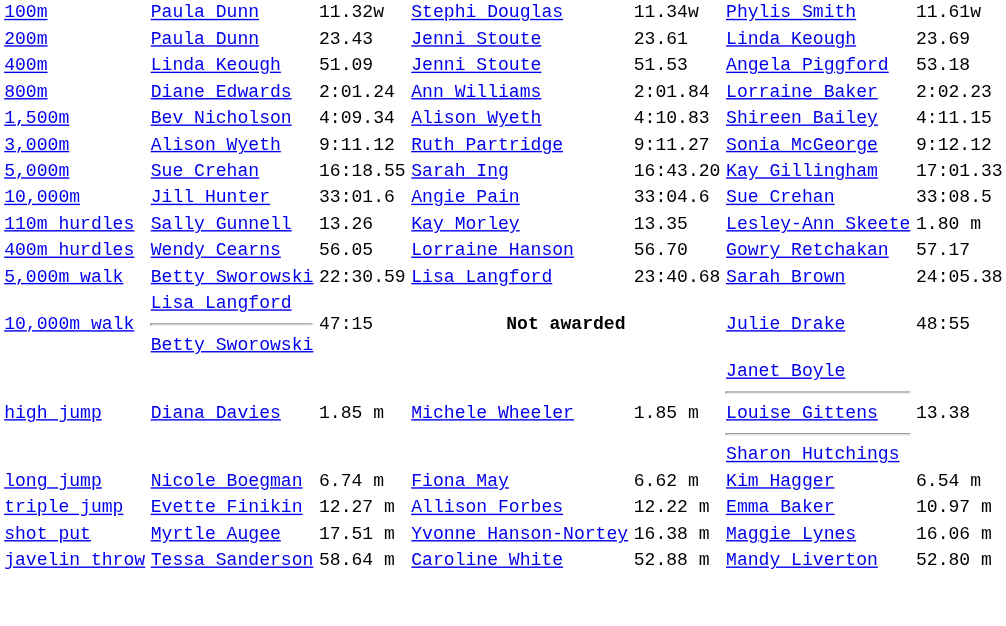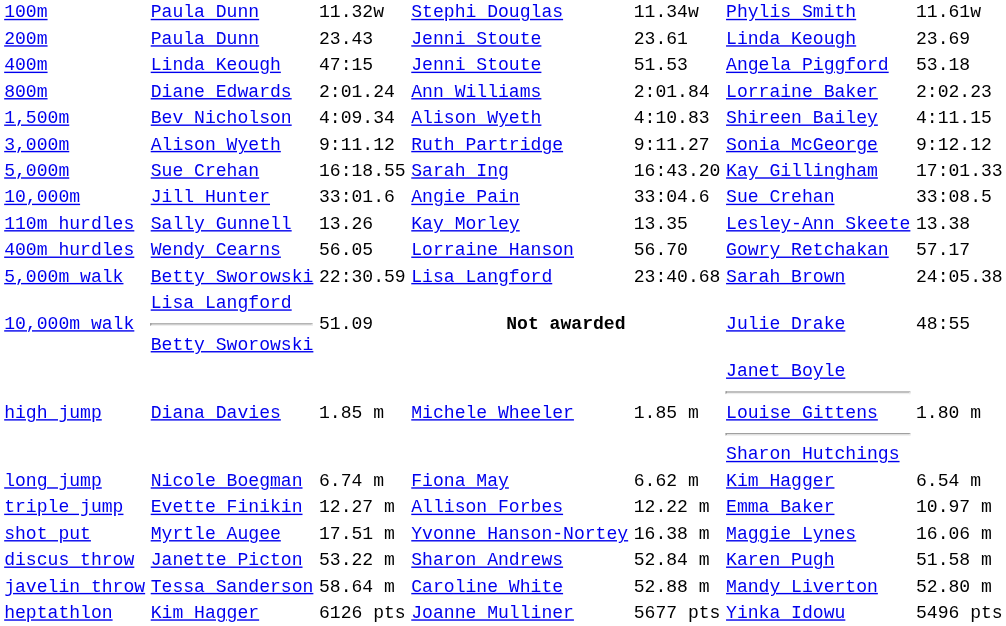(346, 65) 51.09 -> (346, 65) 47:15
(948, 224) 1.80 m -> (943, 224) 13.38
(346, 324) 47:15 -> (346, 324) 51.09
(943, 413) 13.38 -> (948, 413) 1.80 m
+ row: (69, 560)
+ row: (58, 613)
